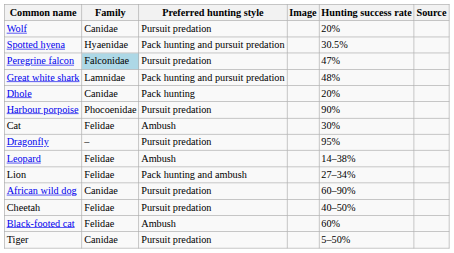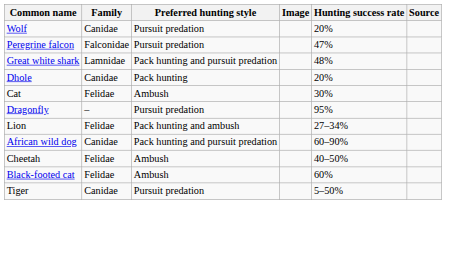- row: (36, 45)
(107, 61) lightblue background -> (107, 45) no background
- row: (43, 110)
- row: (24, 158)
(176, 191) Pursuit predation -> (206, 142) Pack hunting and pursuit predation
(176, 207) Pursuit predation -> (151, 158) Ambush
